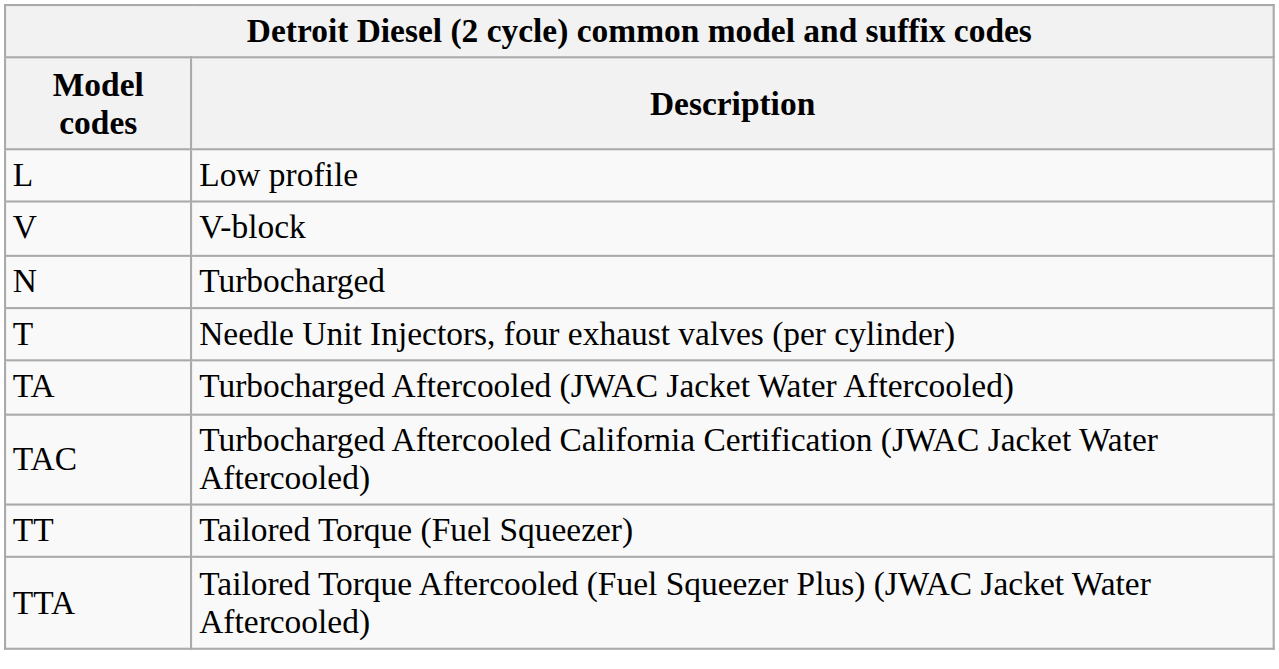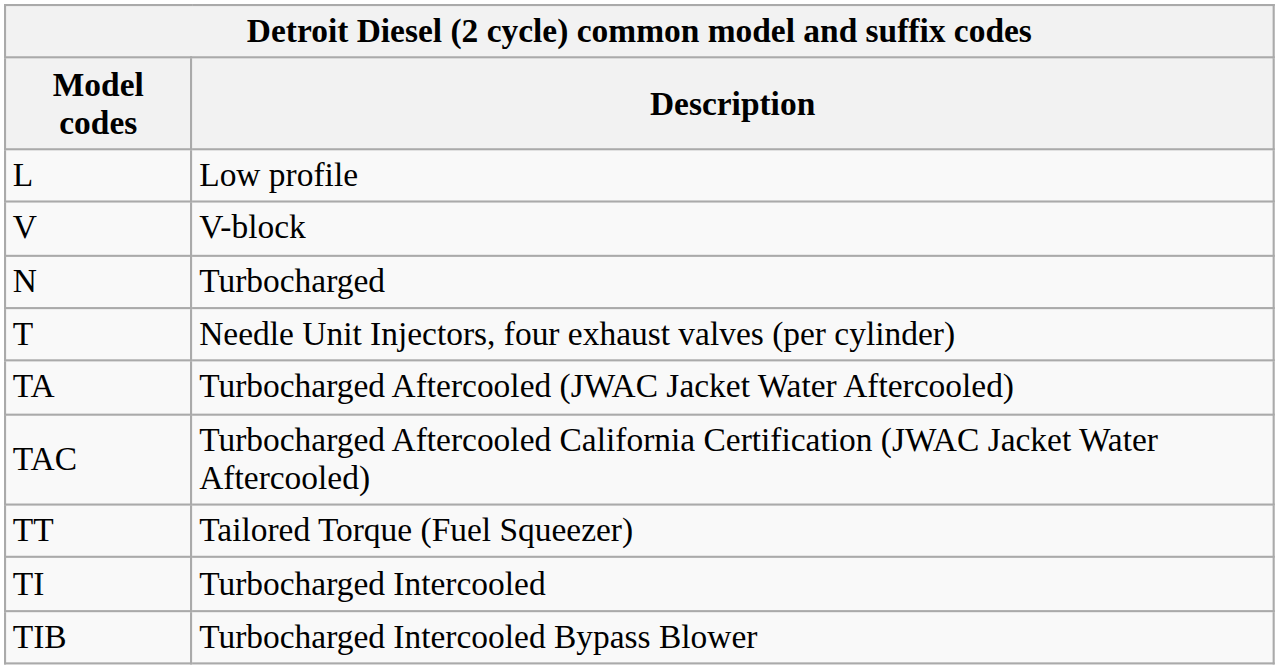- row: (44, 602)
+ row: (29, 583)
+ row: (40, 636)
